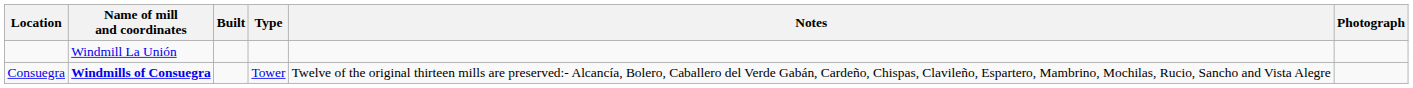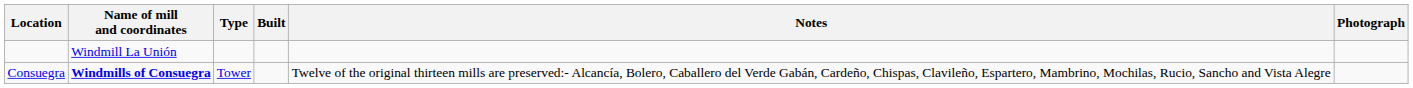columns swapped: (268, 22) <-> (231, 22)
